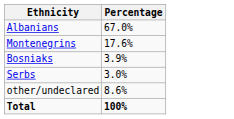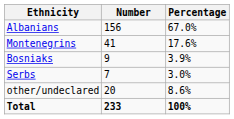+ column: (134, 12)
